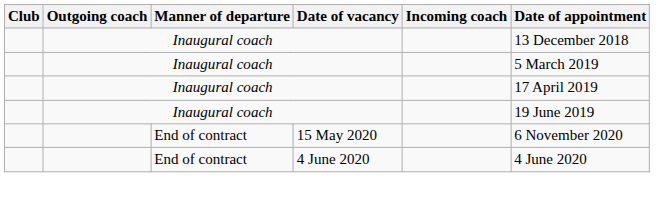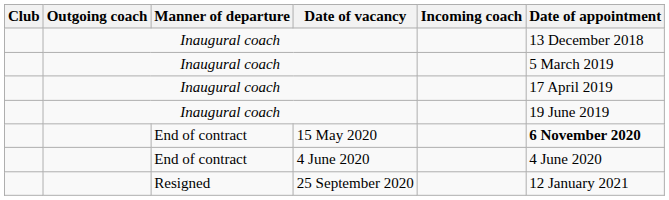(568, 135) normal -> (585, 135) bold
+ row: (182, 183)
